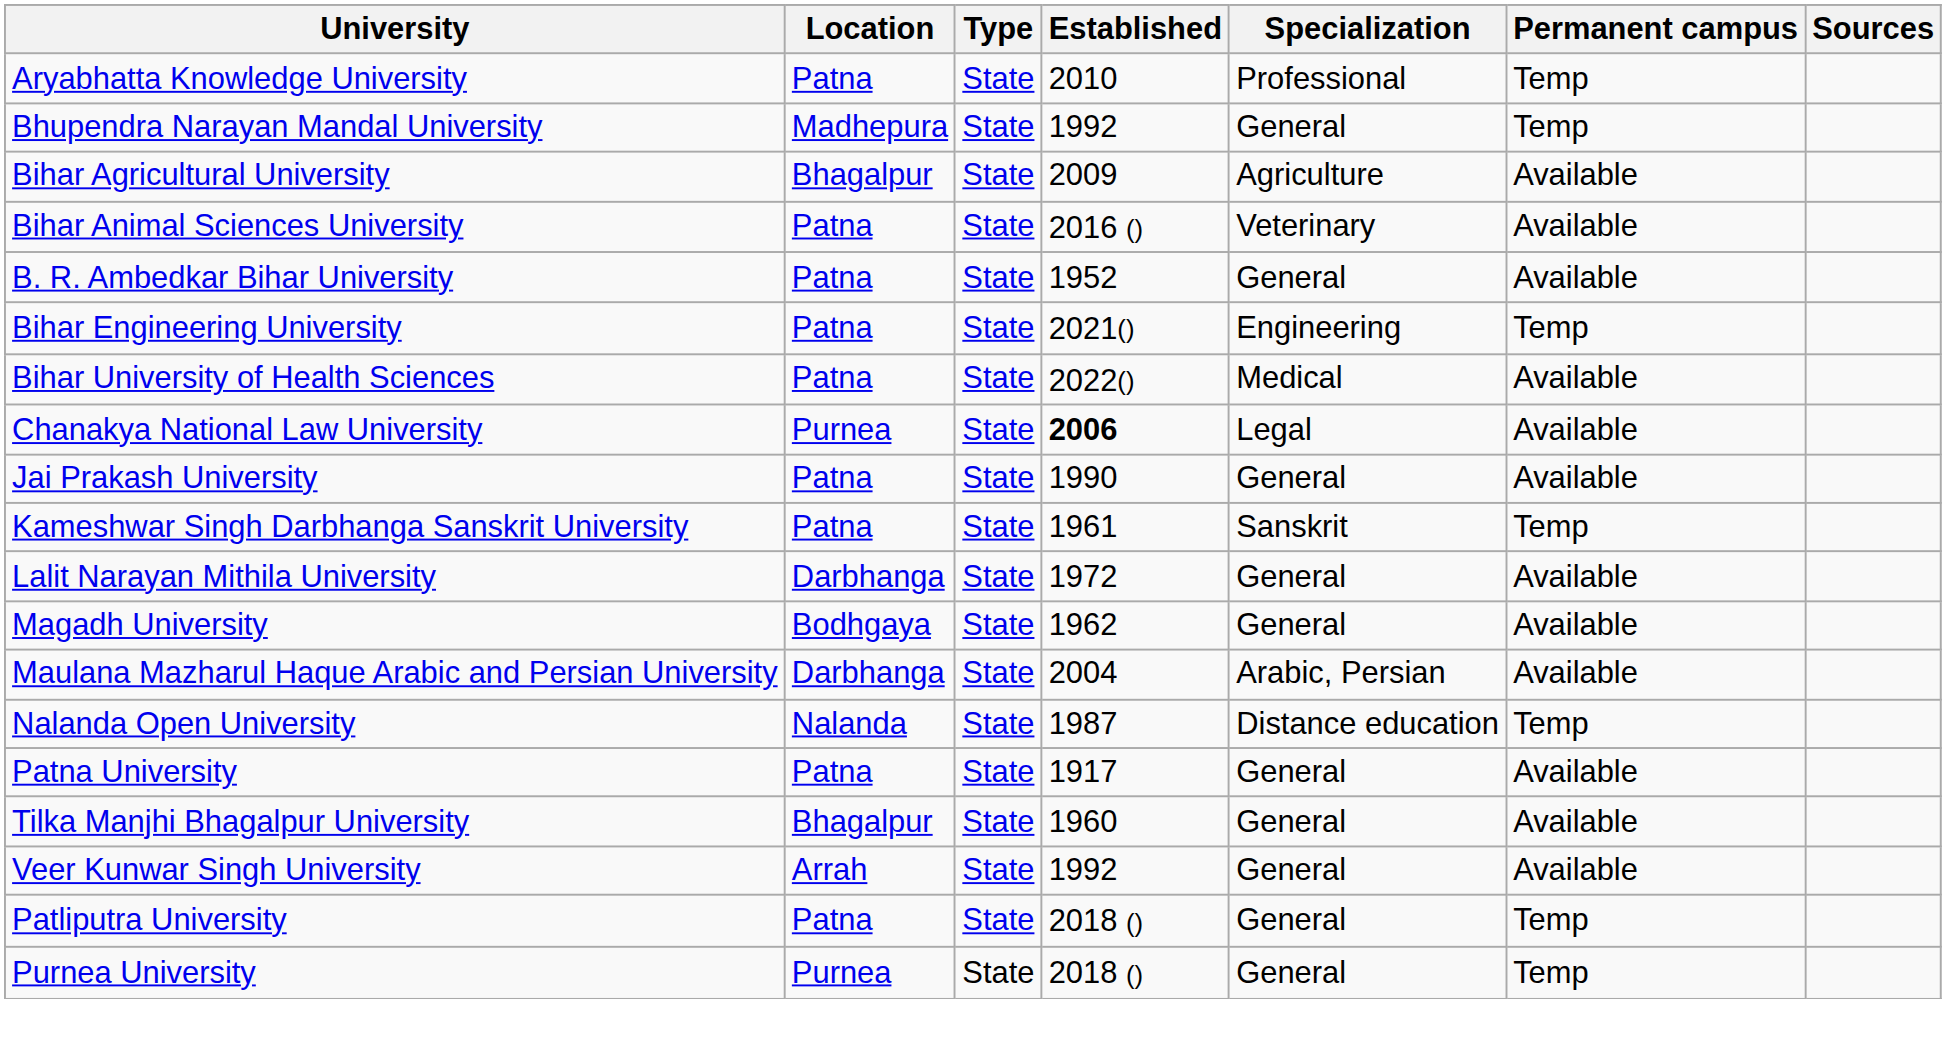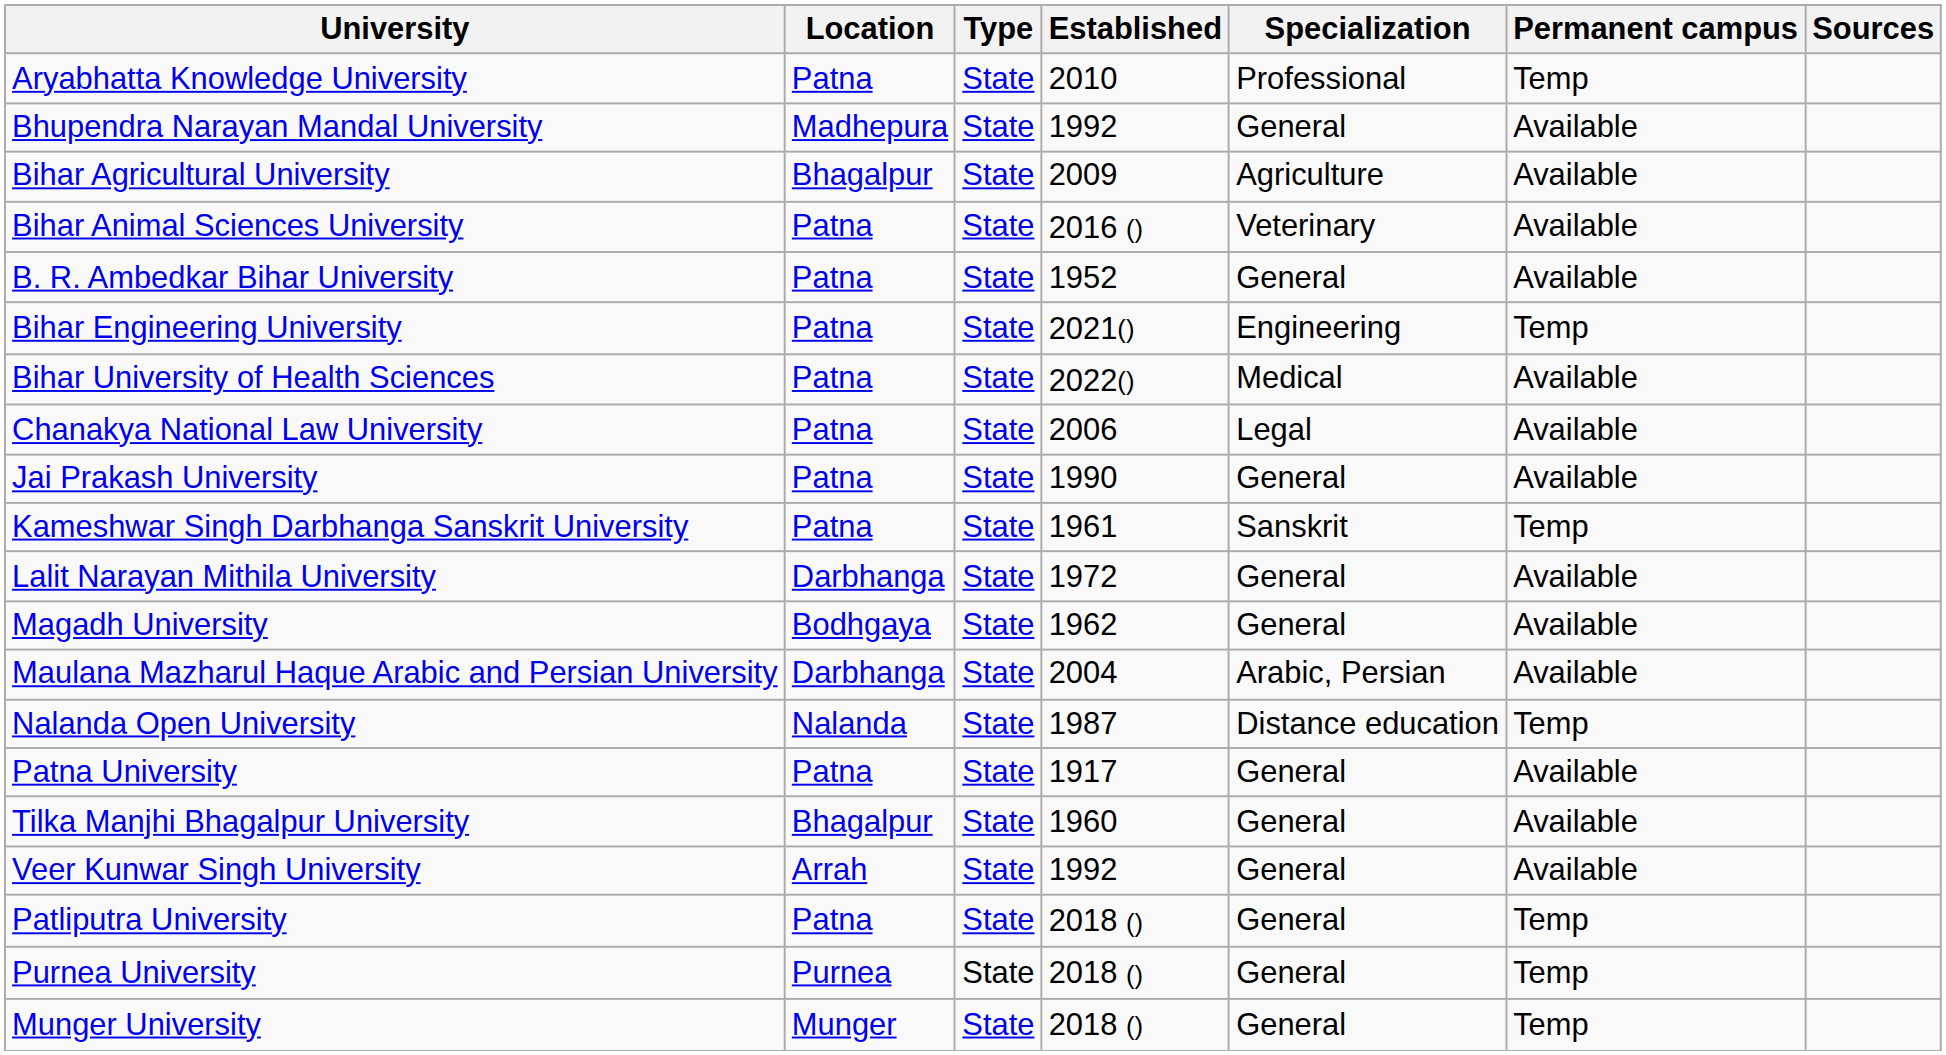(1551, 126) Temp -> (1576, 126) Available
(842, 429) Purnea -> (832, 429) Patna
(1083, 429) bold -> (1083, 429) normal
+ row: (137, 1023)
